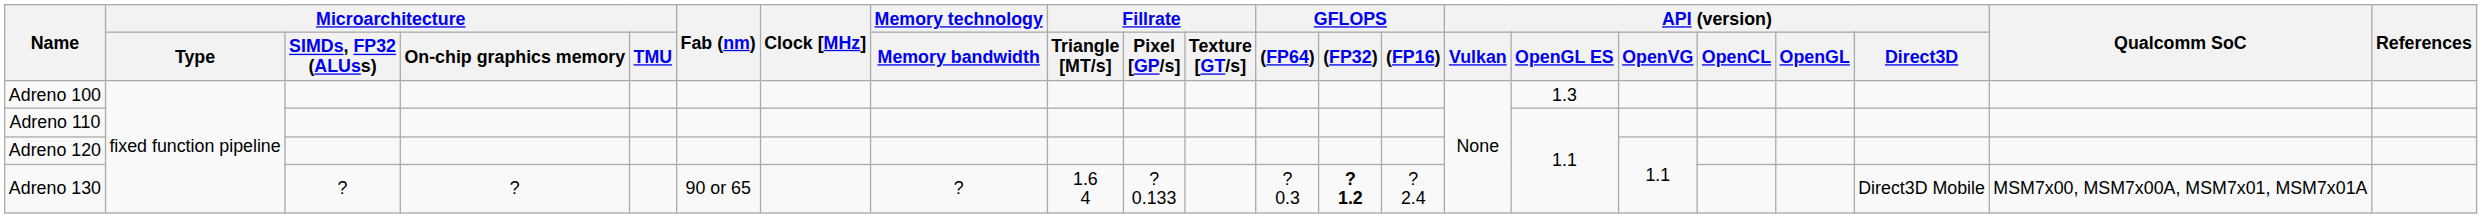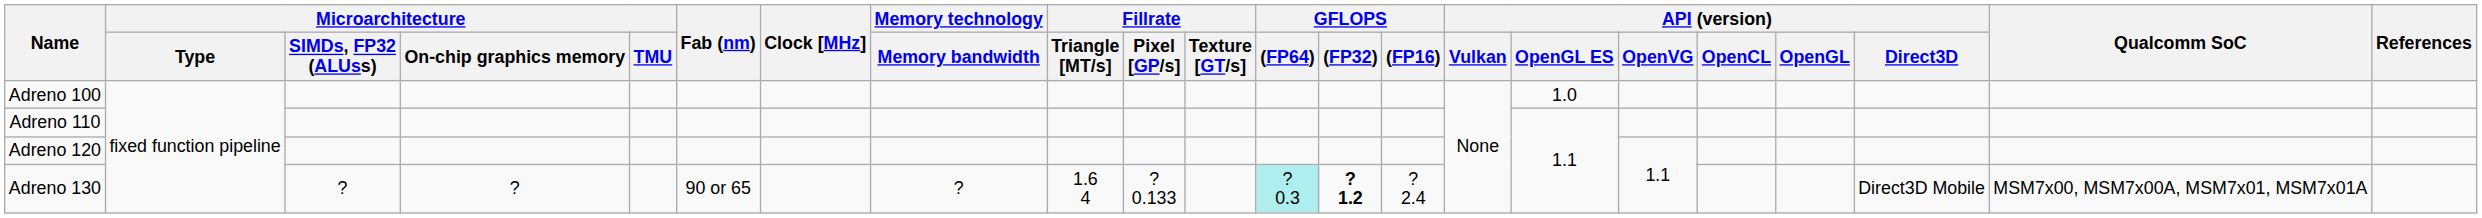(1564, 94) 1.3 -> (1564, 94) 1.0
(1288, 188) no background -> (1288, 188) paleturquoise background
